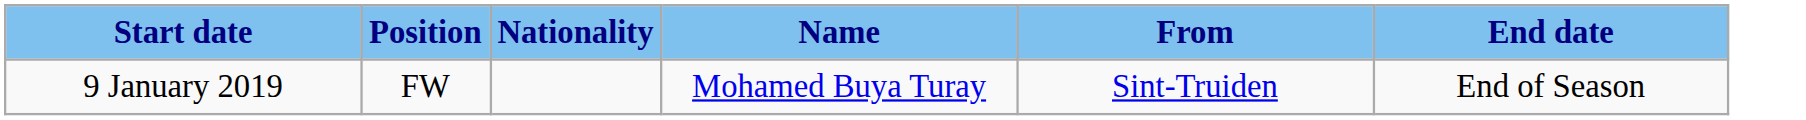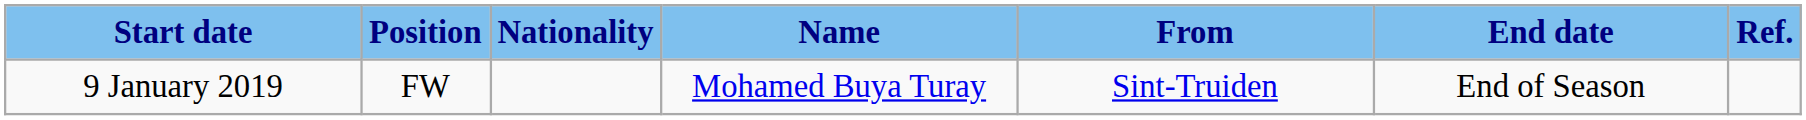+ column: (1765, 31)
